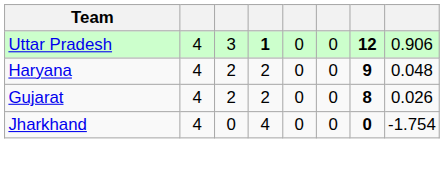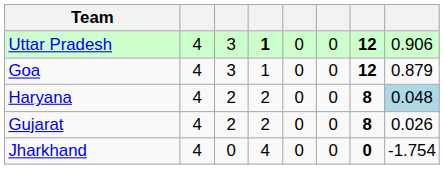+ row: (24, 71)
(367, 71) 9 -> (367, 97) 8
(412, 71) no background -> (412, 97) lightblue background
